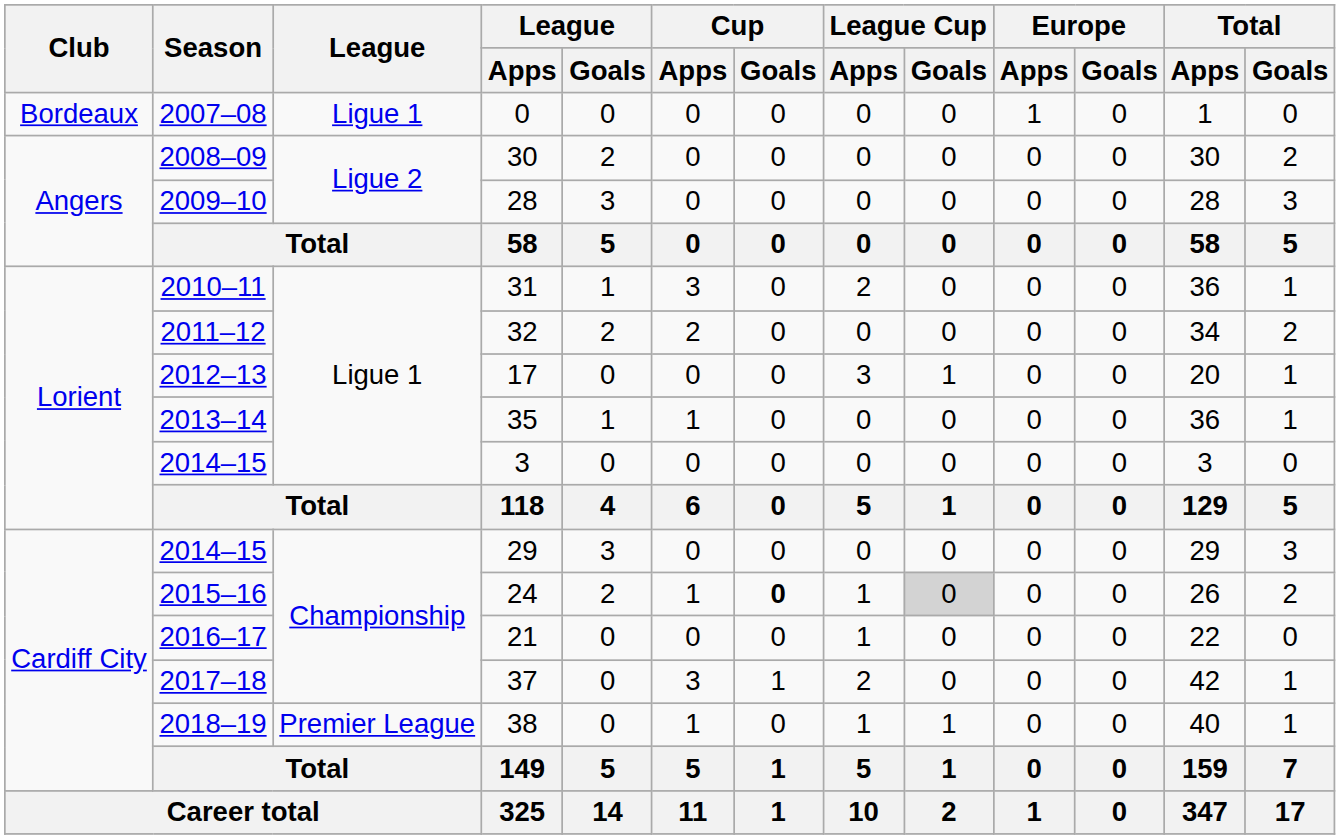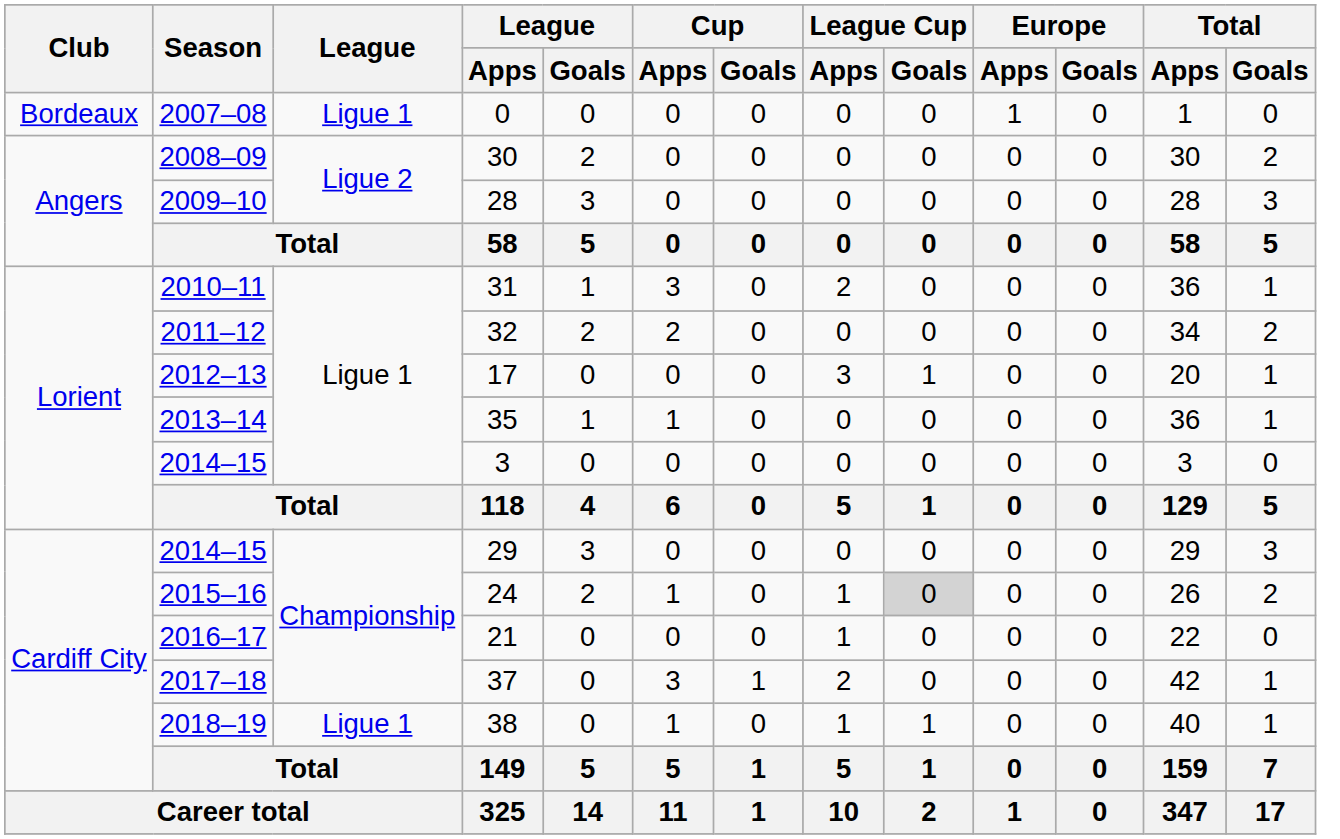(778, 593) bold -> (758, 593) normal
(377, 724) Premier League -> (367, 724) Ligue 1
